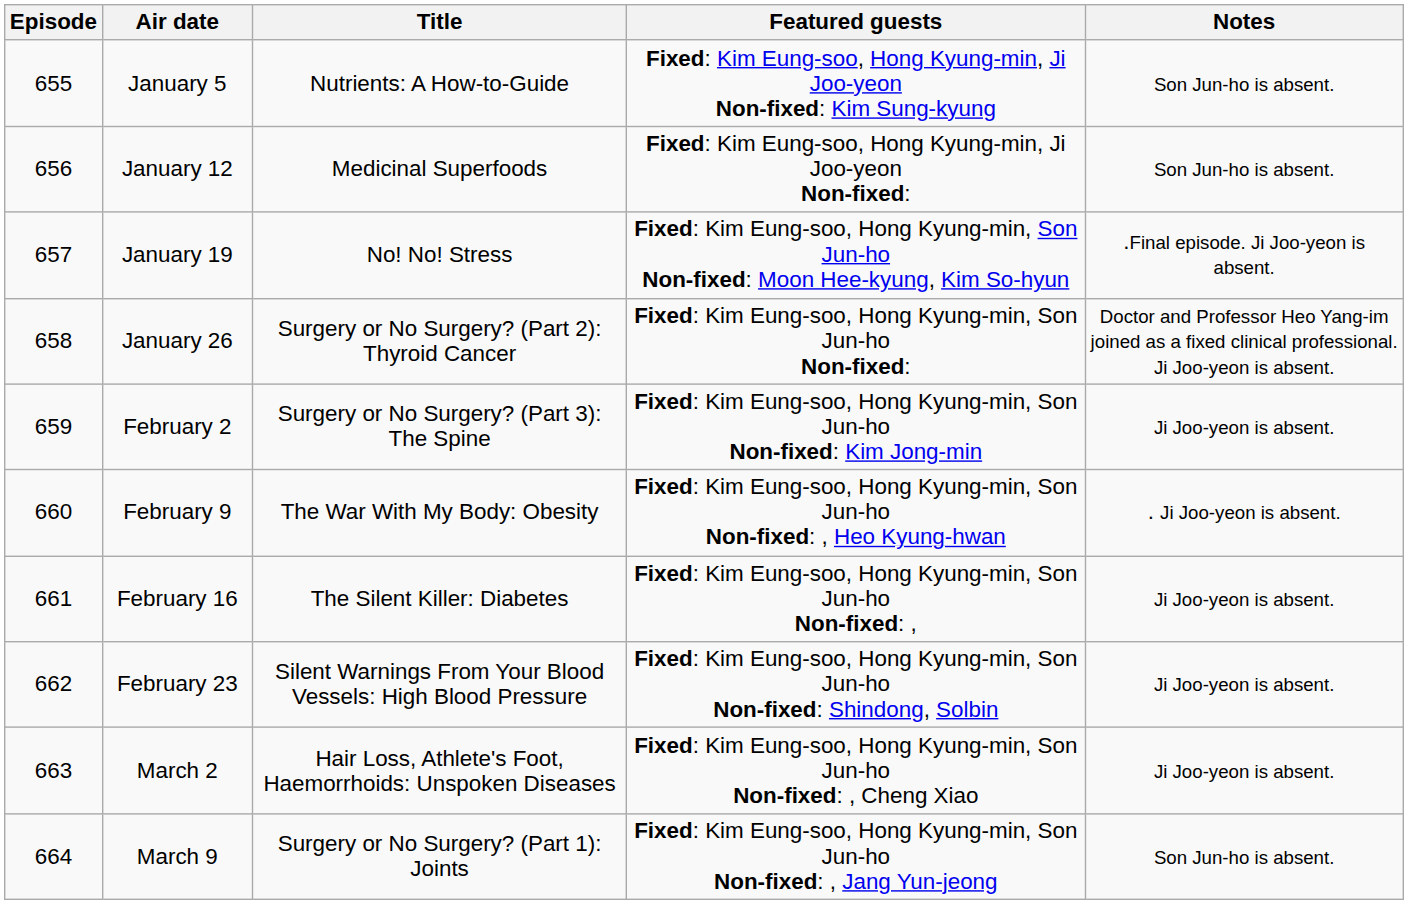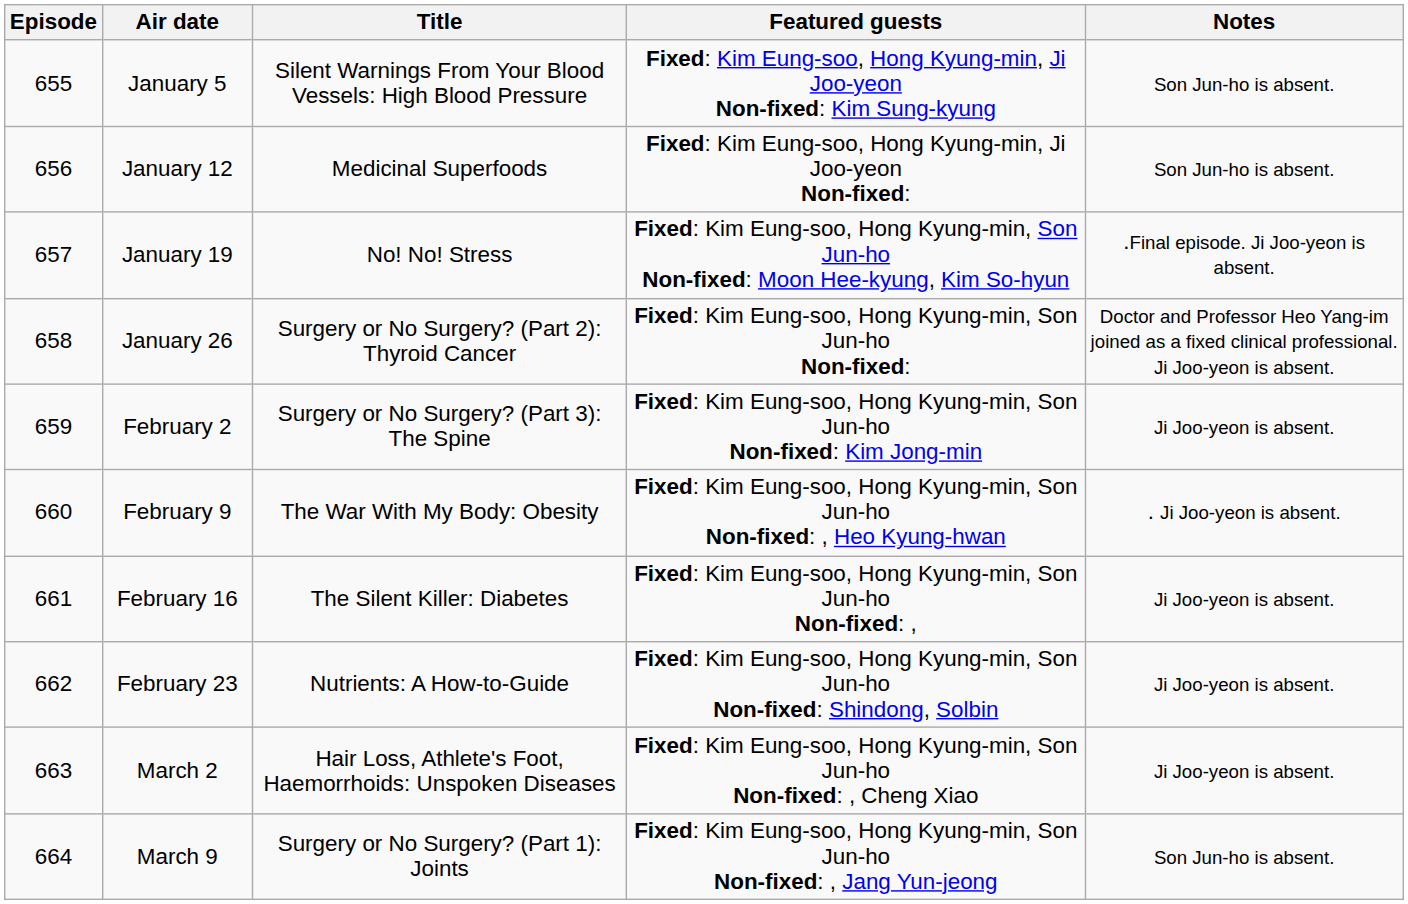(440, 82) Nutrients: A How-to-Guide -> (440, 82) Silent Warnings From Your Blood Vessels: High Blood Pressure
(440, 684) Silent Warnings From Your Blood Vessels: High Blood Pressure -> (440, 684) Nutrients: A How-to-Guide
